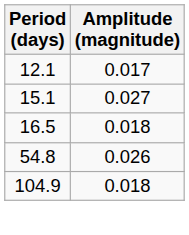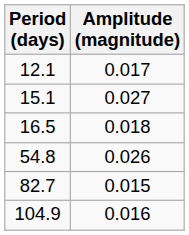+ row: (38, 185)
(127, 185) 0.018 -> (127, 215) 0.016
